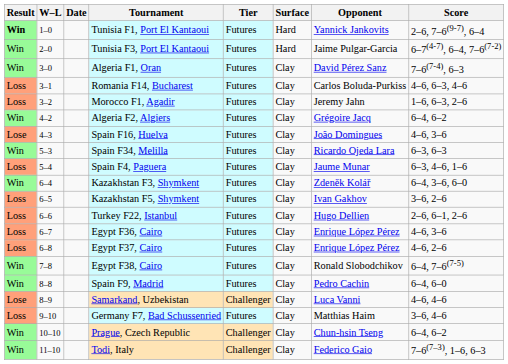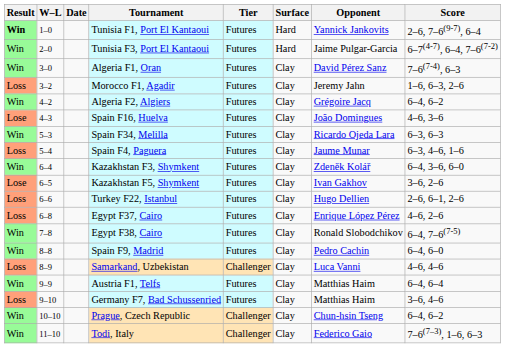- row: (142, 85)
(16, 199) Loss -> (17, 183) Lose
- row: (127, 232)
(17, 299) Lose -> (16, 267) Loss
+ row: (126, 283)
